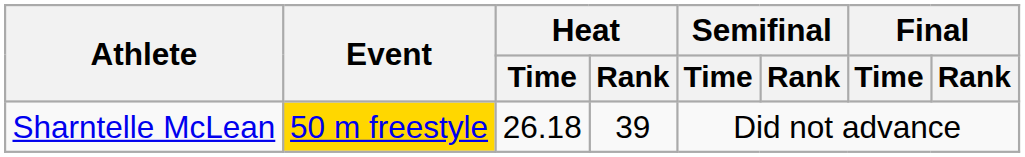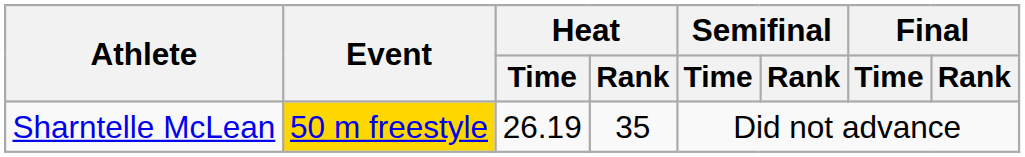(542, 127) 26.18 -> (542, 127) 26.19
(633, 127) 39 -> (633, 127) 35
